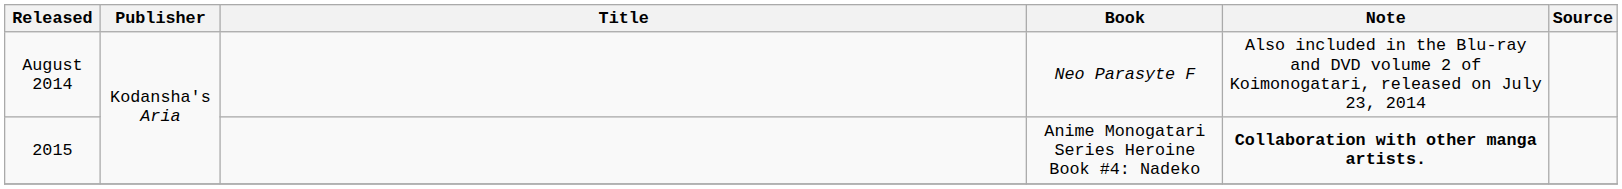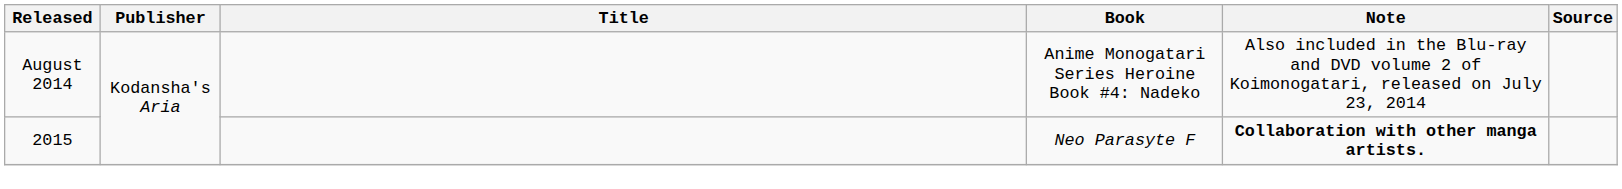(1125, 75) Neo Parasyte F -> (1125, 75) Anime Monogatari Series Heroine Book #4: Nadeko
(1125, 150) Anime Monogatari Series Heroine Book #4: Nadeko -> (1125, 141) Neo Parasyte F
